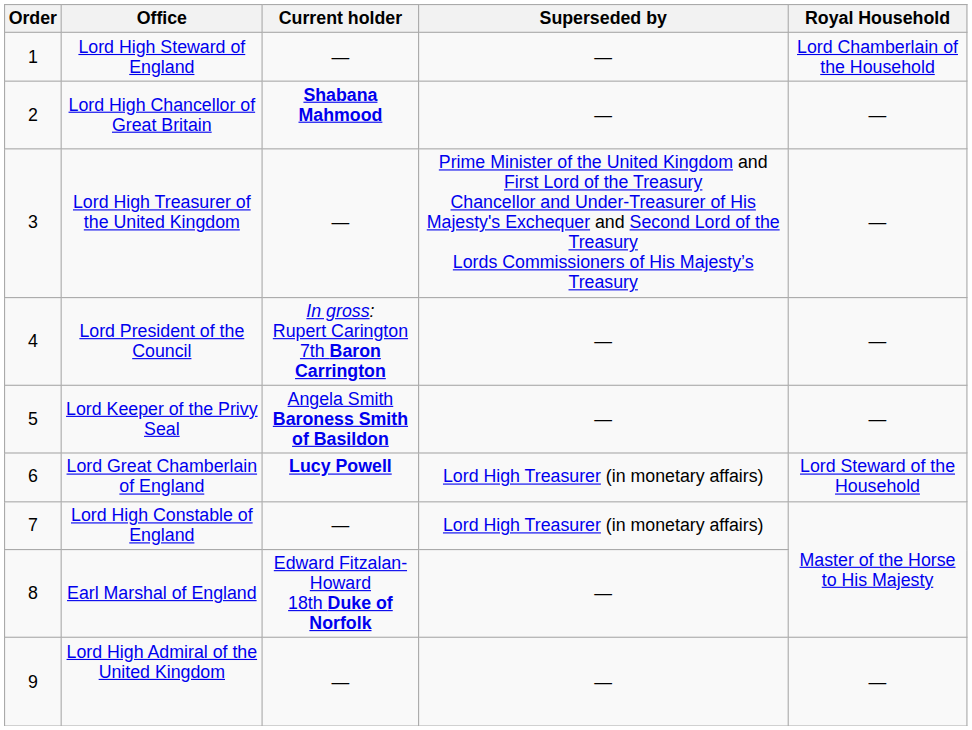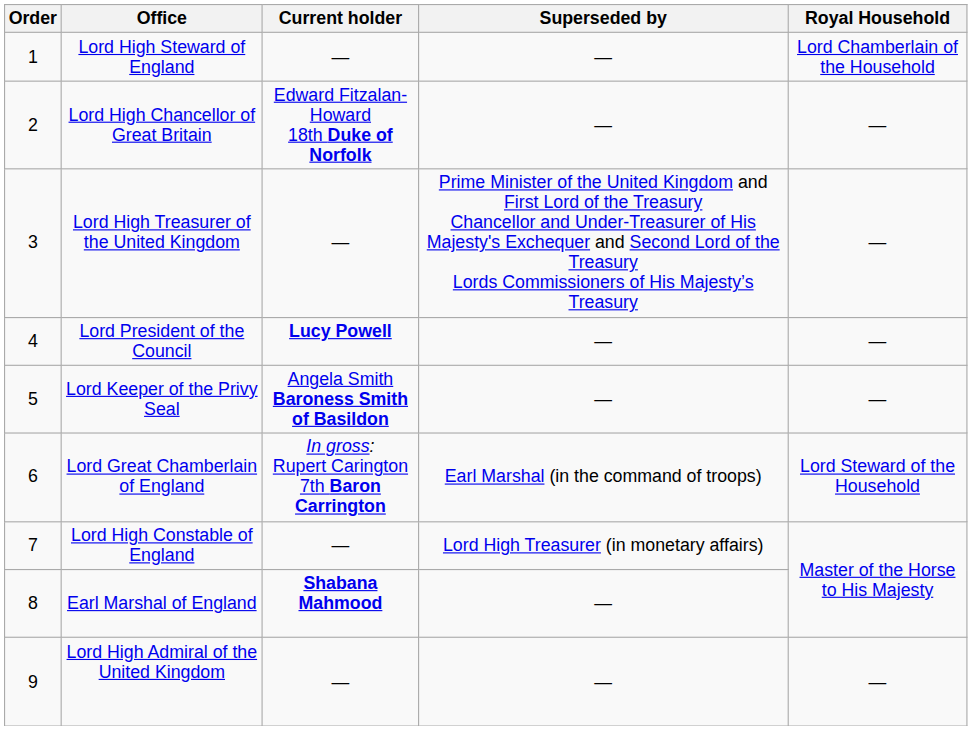(340, 104) Shabana Mahmood -> (340, 124) Edward Fitzalan-Howard 18th Duke of Norfolk
(340, 341) In gross: Rupert Carington 7th Baron Carrington -> (340, 331) Lucy Powell
(340, 467) Lucy Powell -> (340, 477) In gross: Rupert Carington 7th Baron Carrington
(603, 477) Lord High Treasurer (in monetary affairs) -> (603, 477) Earl Marshal (in the command of troops)
(340, 593) Edward Fitzalan-Howard 18th Duke of Norfolk -> (340, 593) Shabana Mahmood
